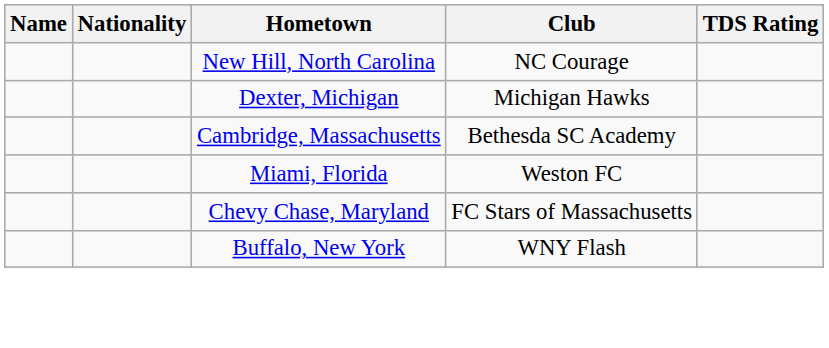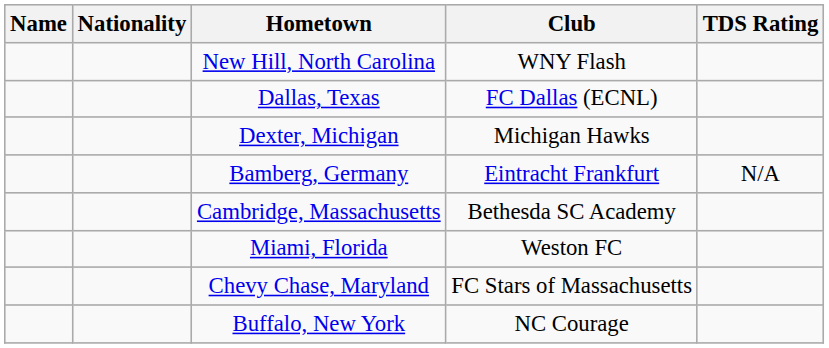(572, 61) NC Courage -> (572, 61) WNY Flash
+ row: (319, 98)
+ row: (319, 173)
(572, 248) WNY Flash -> (572, 323) NC Courage
